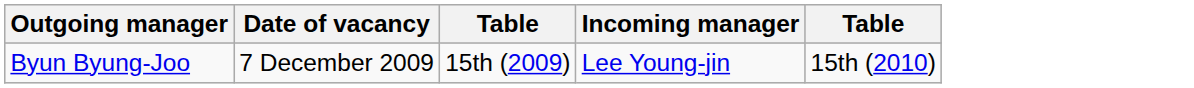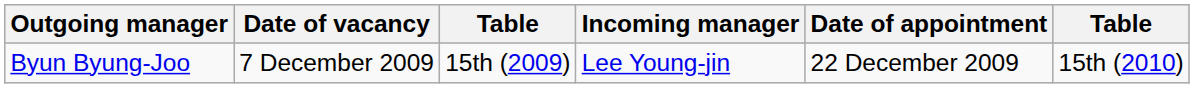+ column: (929, 23)
